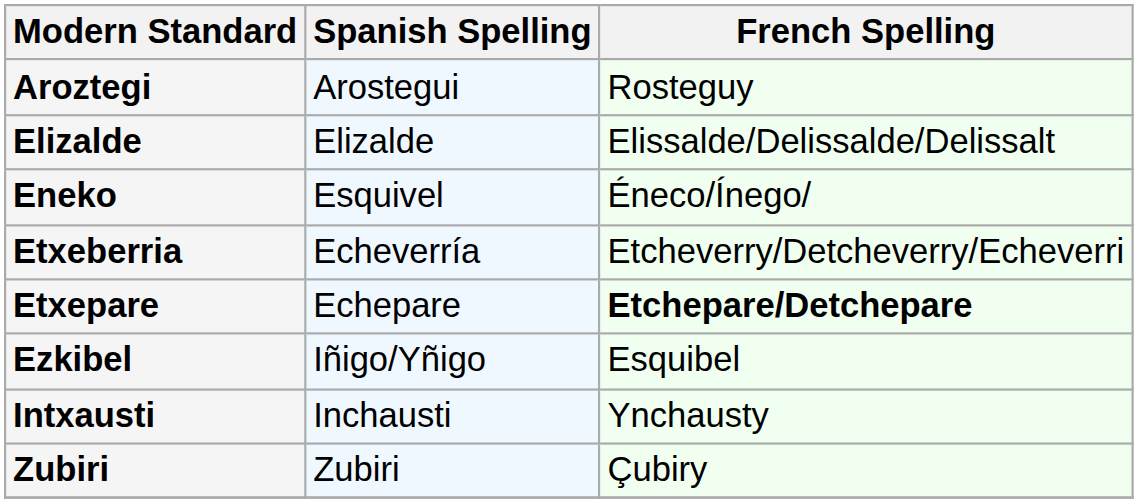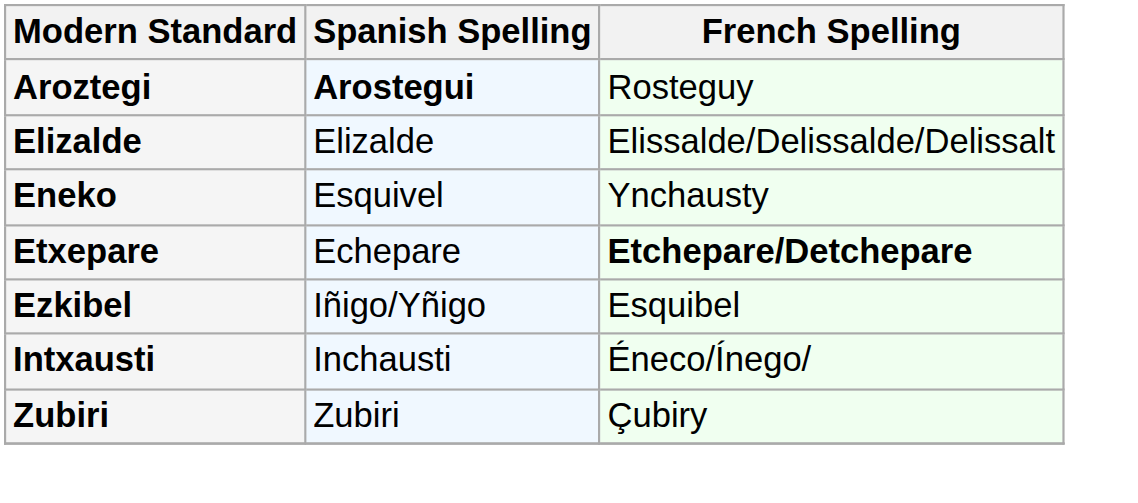(386, 86) normal -> (394, 86) bold
(709, 196) Éneco/Ínego/ -> (688, 196) Ynchausty
- row: (98, 251)
(688, 415) Ynchausty -> (709, 360) Éneco/Ínego/
